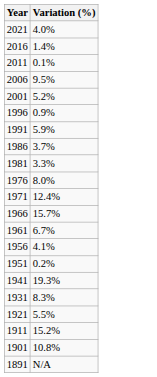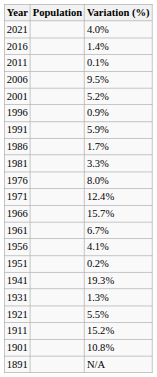+ column: (57, 12)
(44, 146) 3.7% -> (98, 146) 1.7%
(44, 297) 8.3% -> (98, 297) 1.3%
